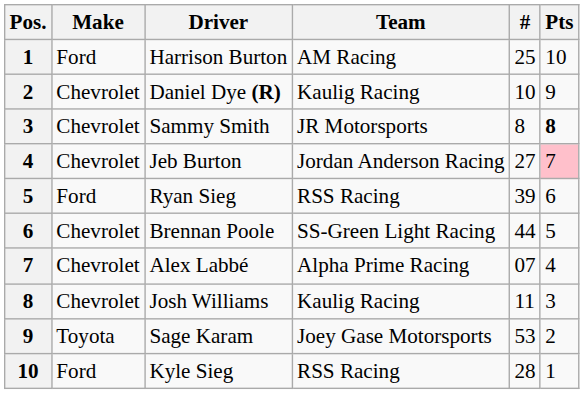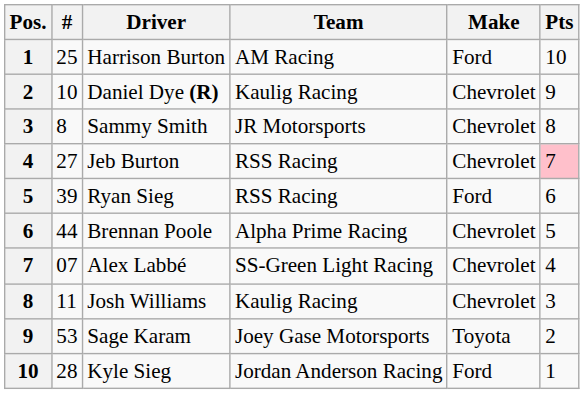columns swapped: (525, 22) <-> (98, 22)
(551, 126) bold -> (551, 126) normal
(401, 161) Jordan Anderson Racing -> (286, 161) RSS Racing
(396, 231) SS-Green Light Racing -> (321, 231) Alpha Prime Racing
(383, 265) Alpha Prime Racing -> (334, 265) SS-Green Light Racing
(348, 370) RSS Racing -> (339, 370) Jordan Anderson Racing
